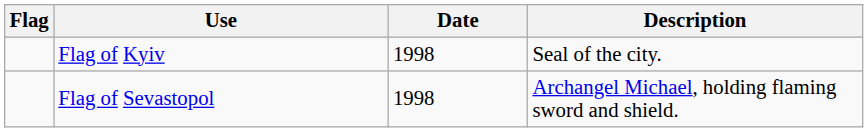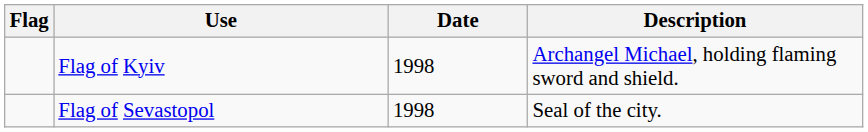(597, 53) Seal of the city. -> (684, 65) Archangel Michael, holding flaming sword and shield.
(684, 98) Archangel Michael, holding flaming sword and shield. -> (597, 110) Seal of the city.
